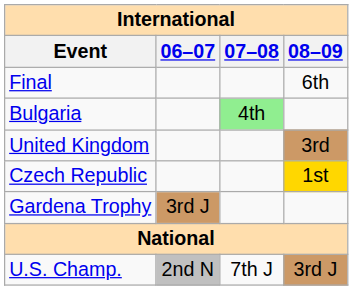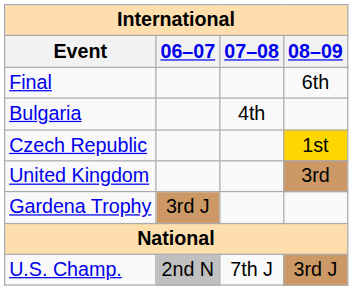(252, 113) lightgreen background -> (252, 113) no background
rows swapped: (78, 176) <-> (79, 144)
